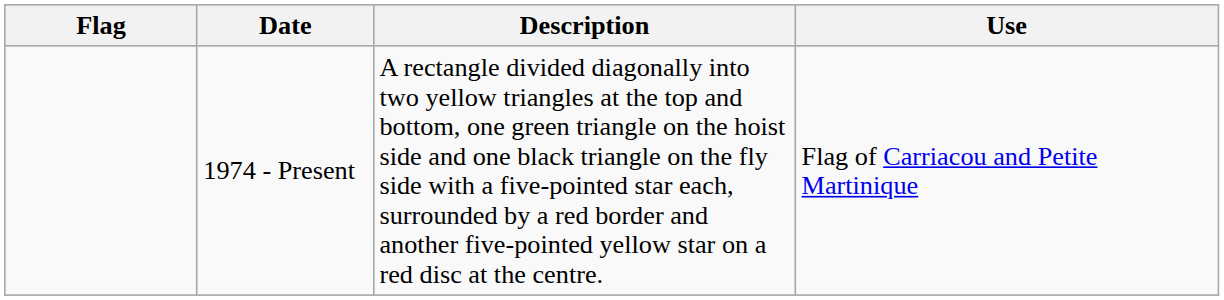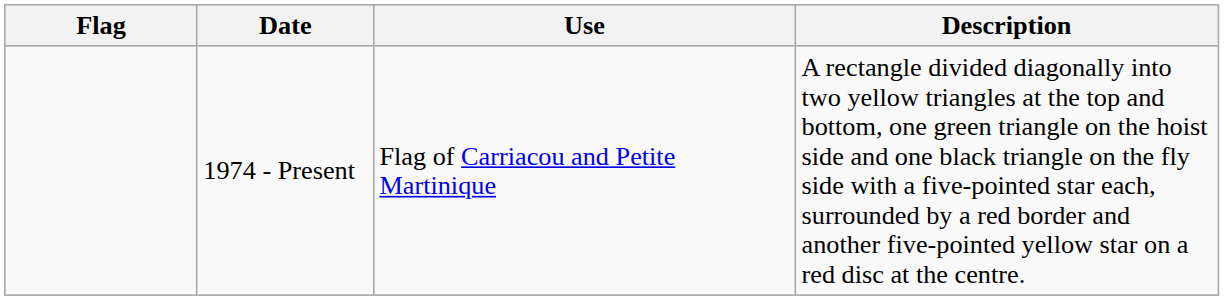columns swapped: (1007, 25) <-> (584, 25)
